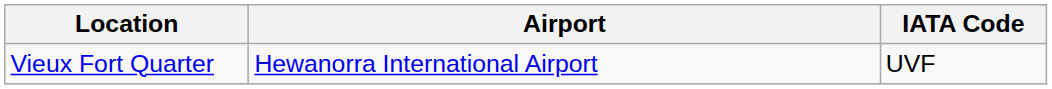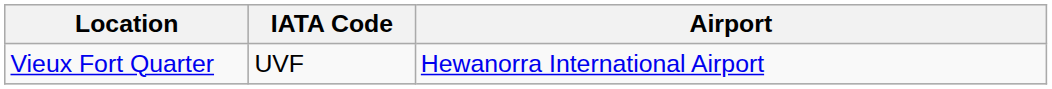columns swapped: (564, 24) <-> (963, 24)
